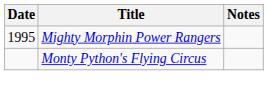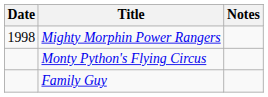(21, 37) 1995 -> (21, 37) 1998
+ row: (74, 80)
